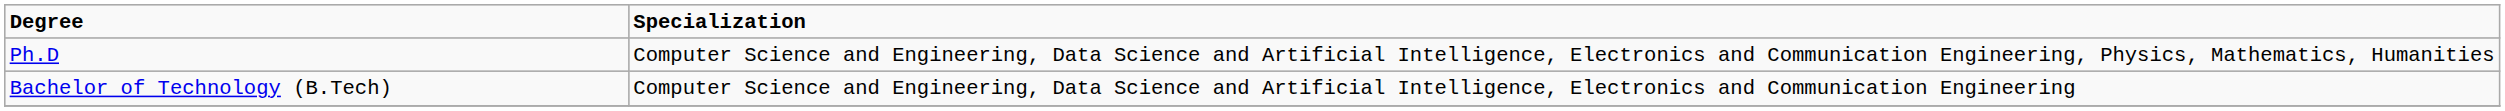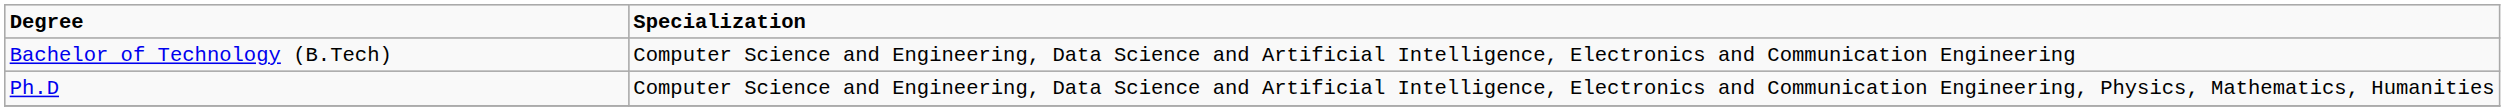rows swapped: (201, 88) <-> (34, 55)
